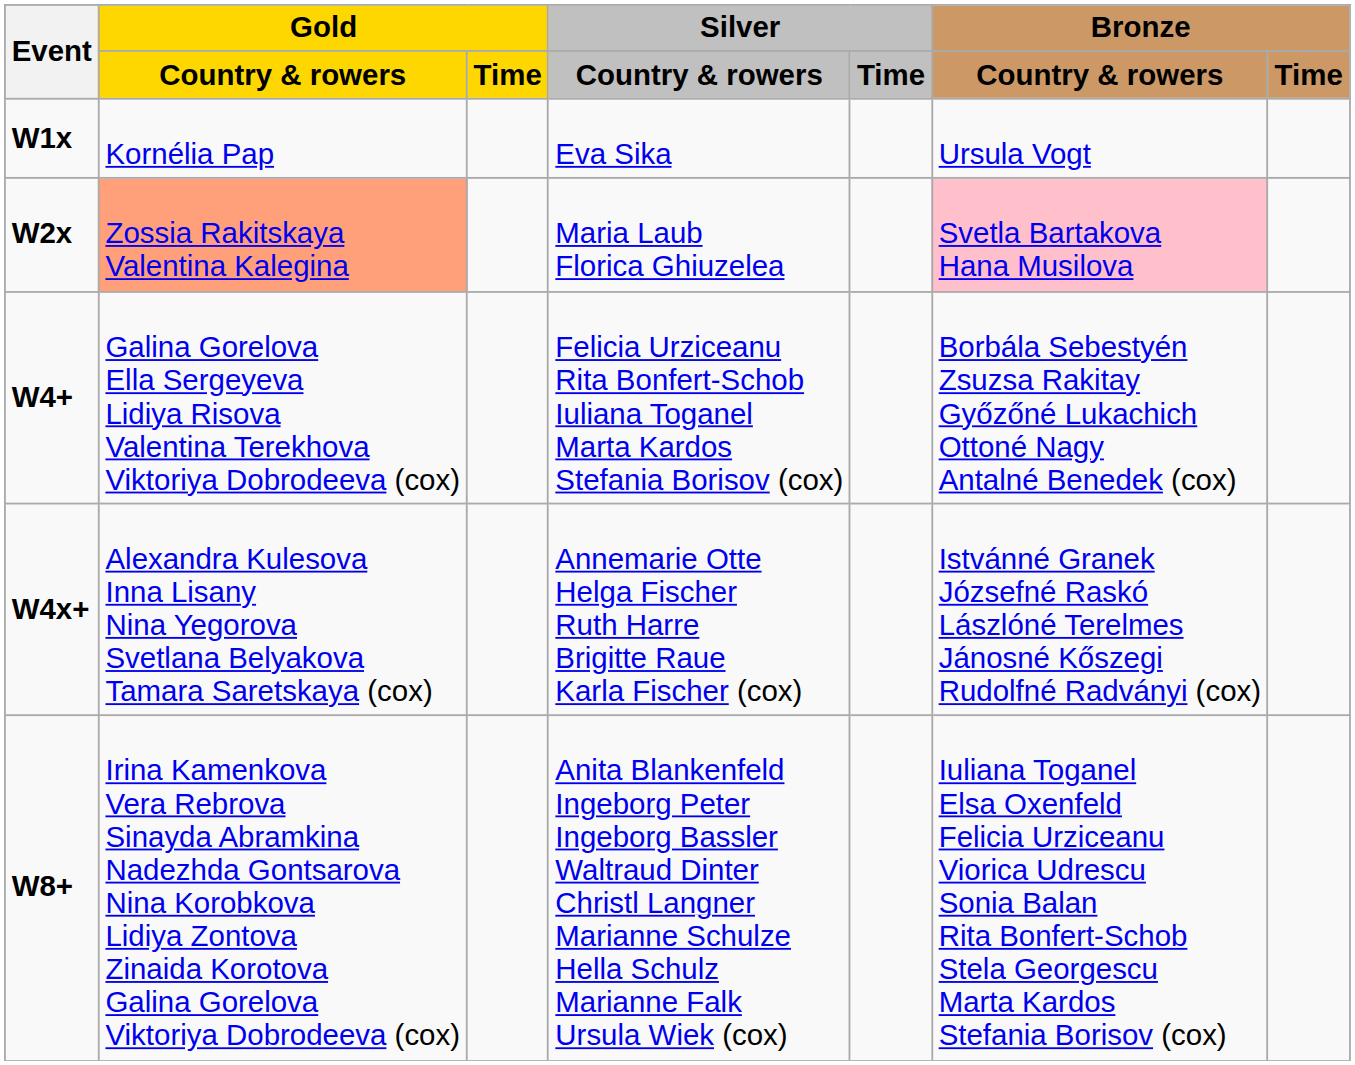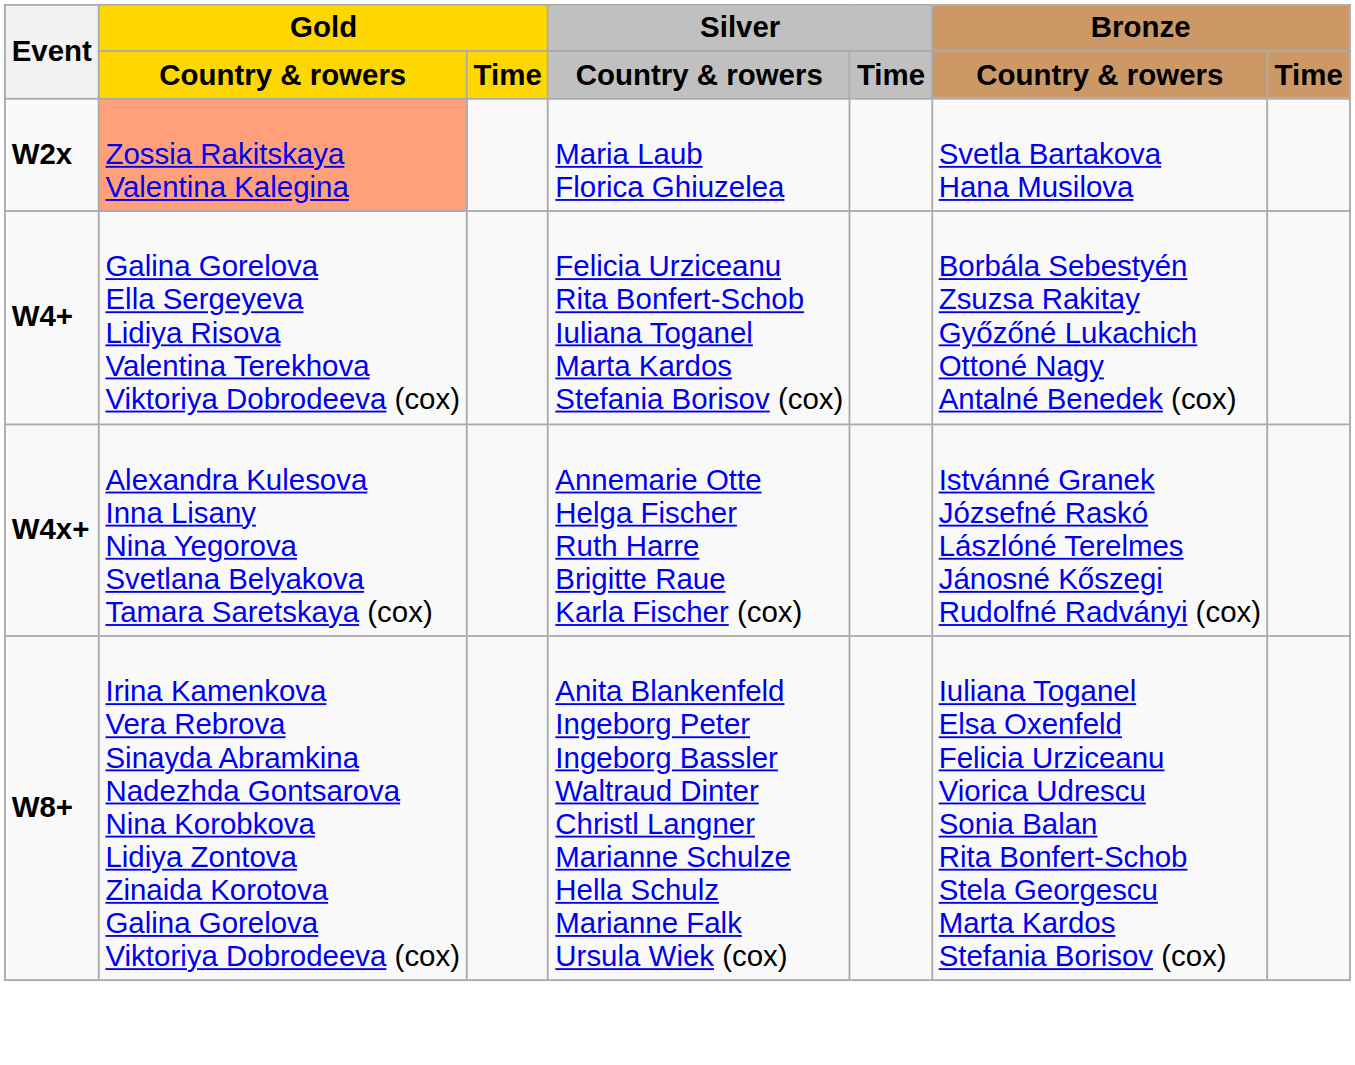- row: (42, 137)
(1050, 250) pink background -> (1050, 170) no background
